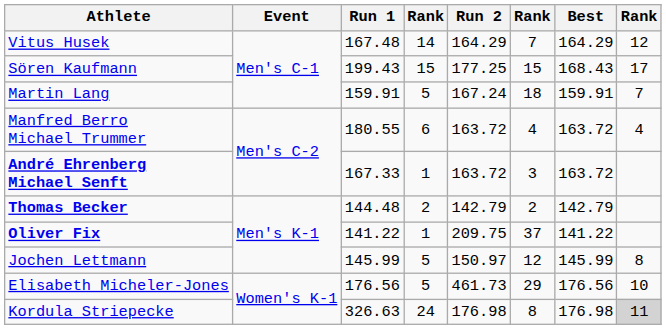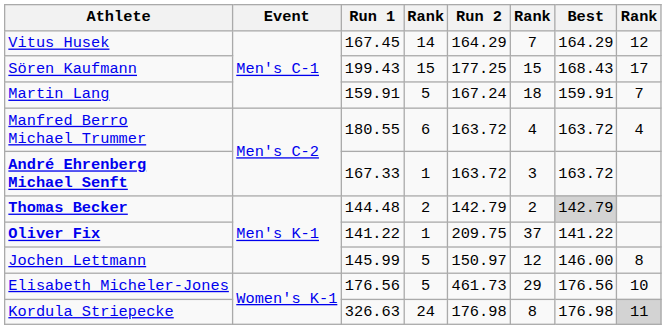(372, 43) 167.48 -> (372, 43) 167.45
(586, 208) no background -> (586, 208) lightgrey background
(586, 260) 145.99 -> (586, 260) 146.00
